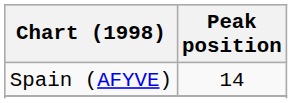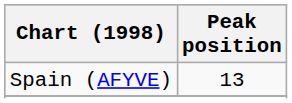(232, 80) 14 -> (232, 80) 13
